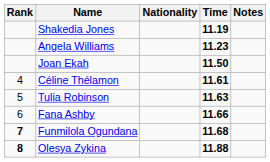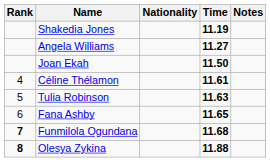(215, 47) 11.23 -> (215, 47) 11.27
(215, 115) 11.66 -> (215, 115) 11.65
